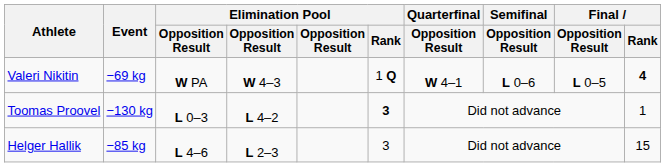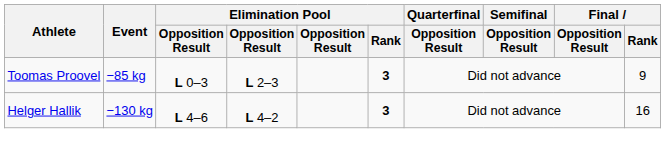- row: (43, 76)
(130, 110) −130 kg -> (126, 76) −85 kg
(262, 118) L 4–2 -> (262, 83) L 2–3
(643, 110) 1 -> (643, 76) 9
(126, 145) −85 kg -> (130, 110) −130 kg
(262, 153) L 2–3 -> (262, 118) L 4–2
(386, 145) normal -> (386, 110) bold
(643, 145) 15 -> (643, 110) 16
